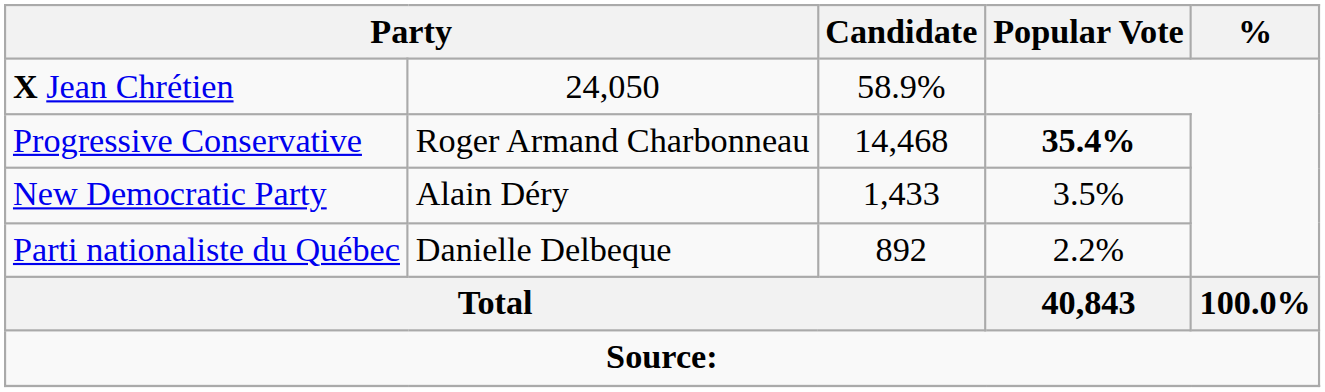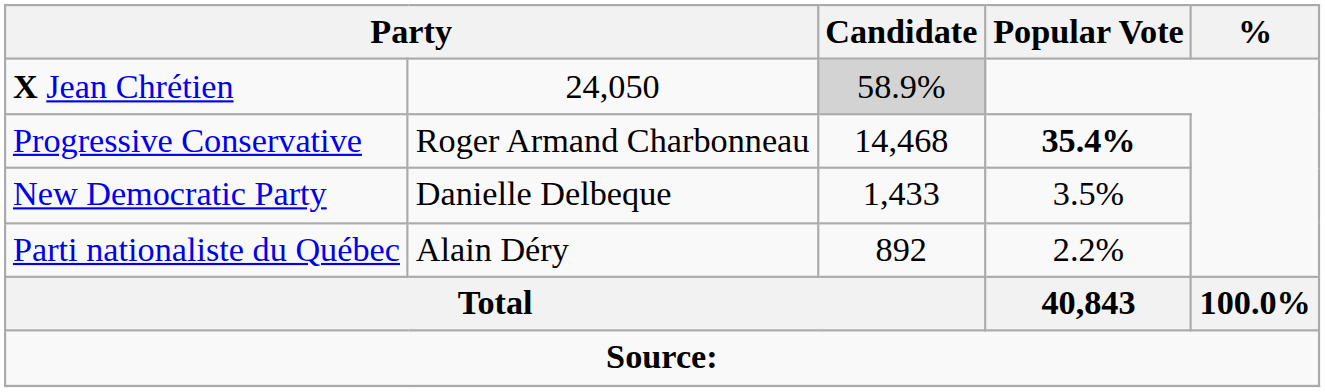(901, 85) no background -> (901, 85) lightgrey background
(492, 194) Alain Déry -> (544, 194) Danielle Delbeque
(544, 248) Danielle Delbeque -> (492, 248) Alain Déry
